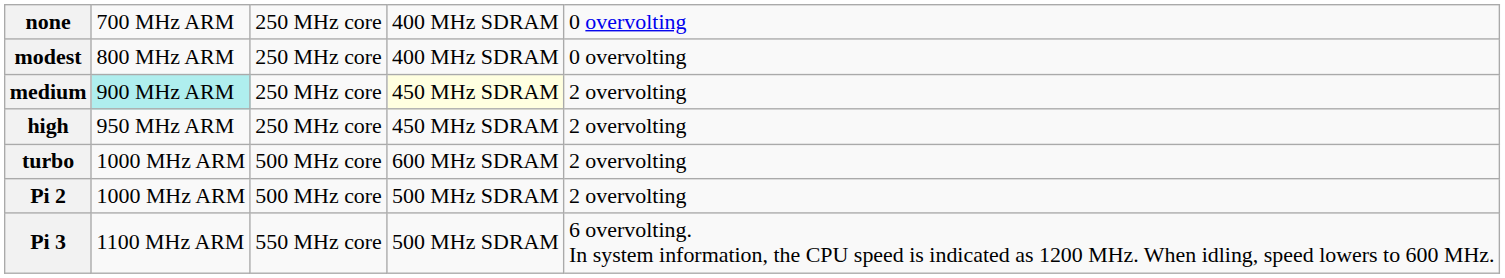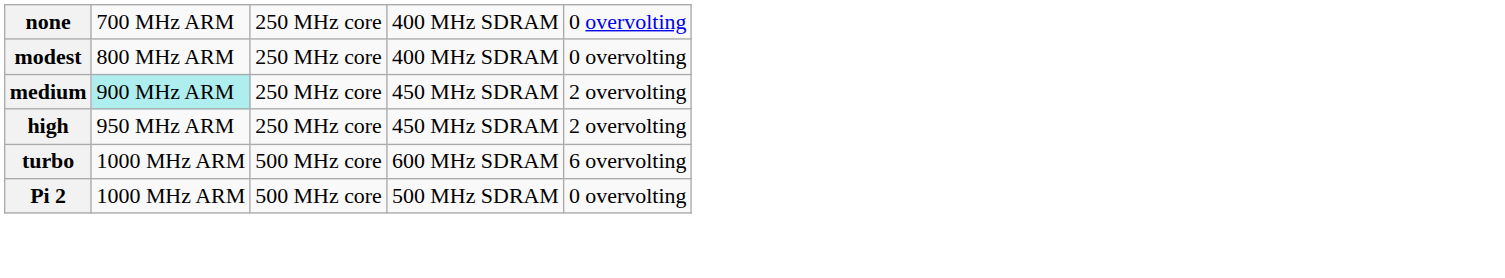(475, 91) lightyellow background -> (475, 91) no background
(628, 160) 2 overvolting -> (628, 160) 6 overvolting
(628, 195) 2 overvolting -> (628, 195) 0 overvolting
- row: (48, 242)
